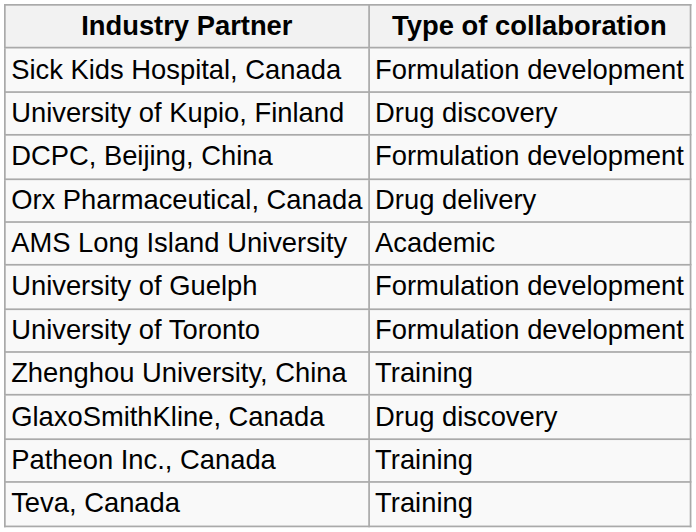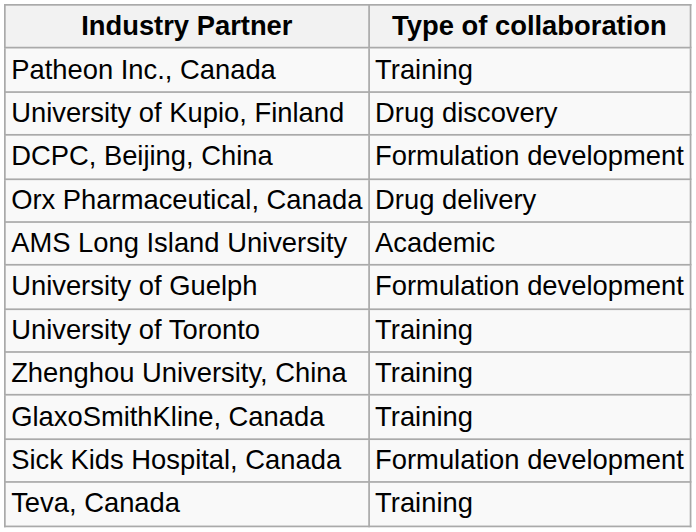rows swapped: (176, 69) <-> (143, 460)
(529, 329) Formulation development -> (424, 329) Training
(466, 416) Drug discovery -> (424, 416) Training
